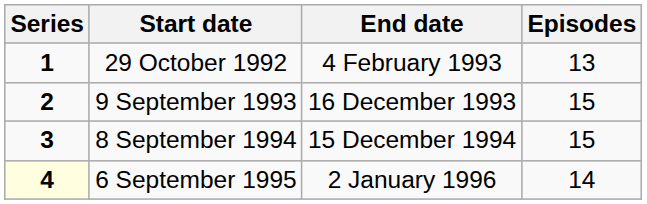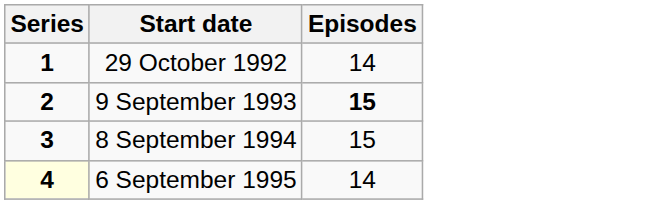- column: (412, 23)
(582, 62) 13 -> (362, 62) 14
(582, 101) normal -> (362, 101) bold
